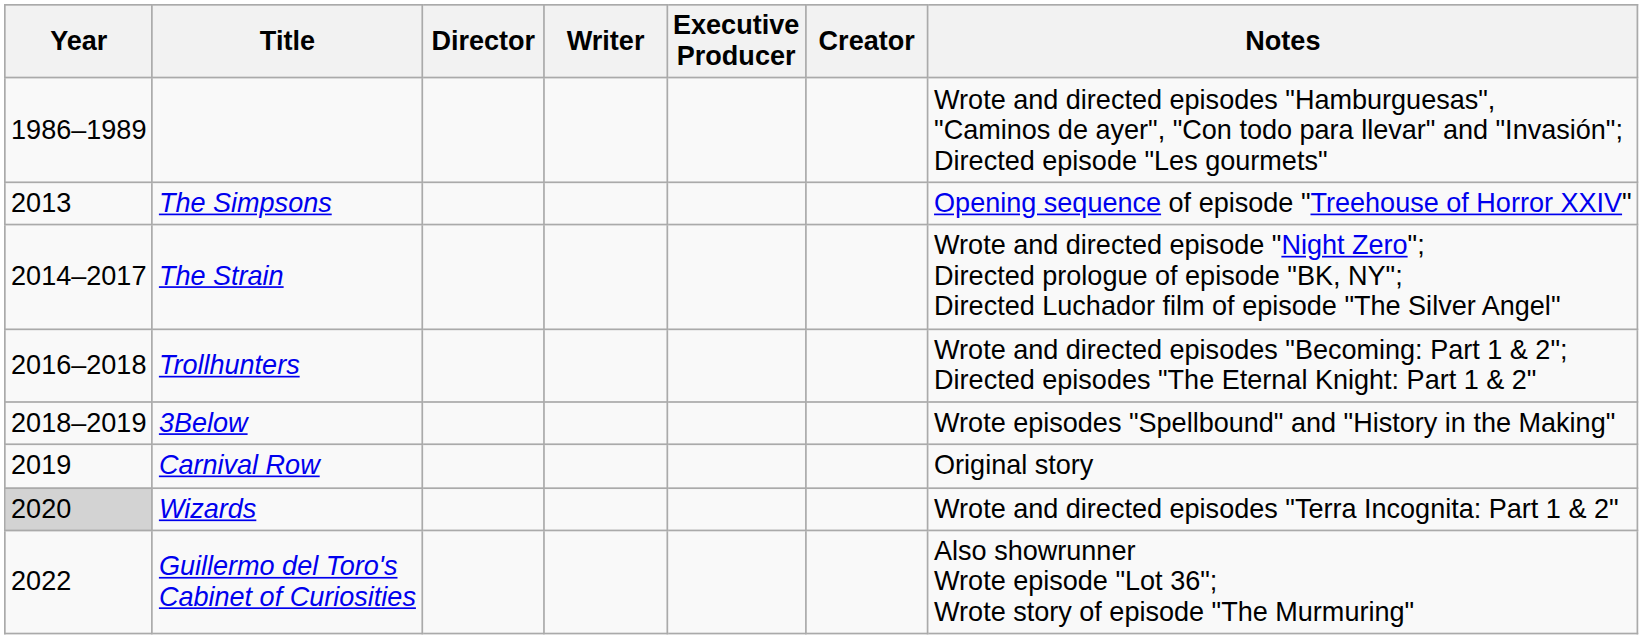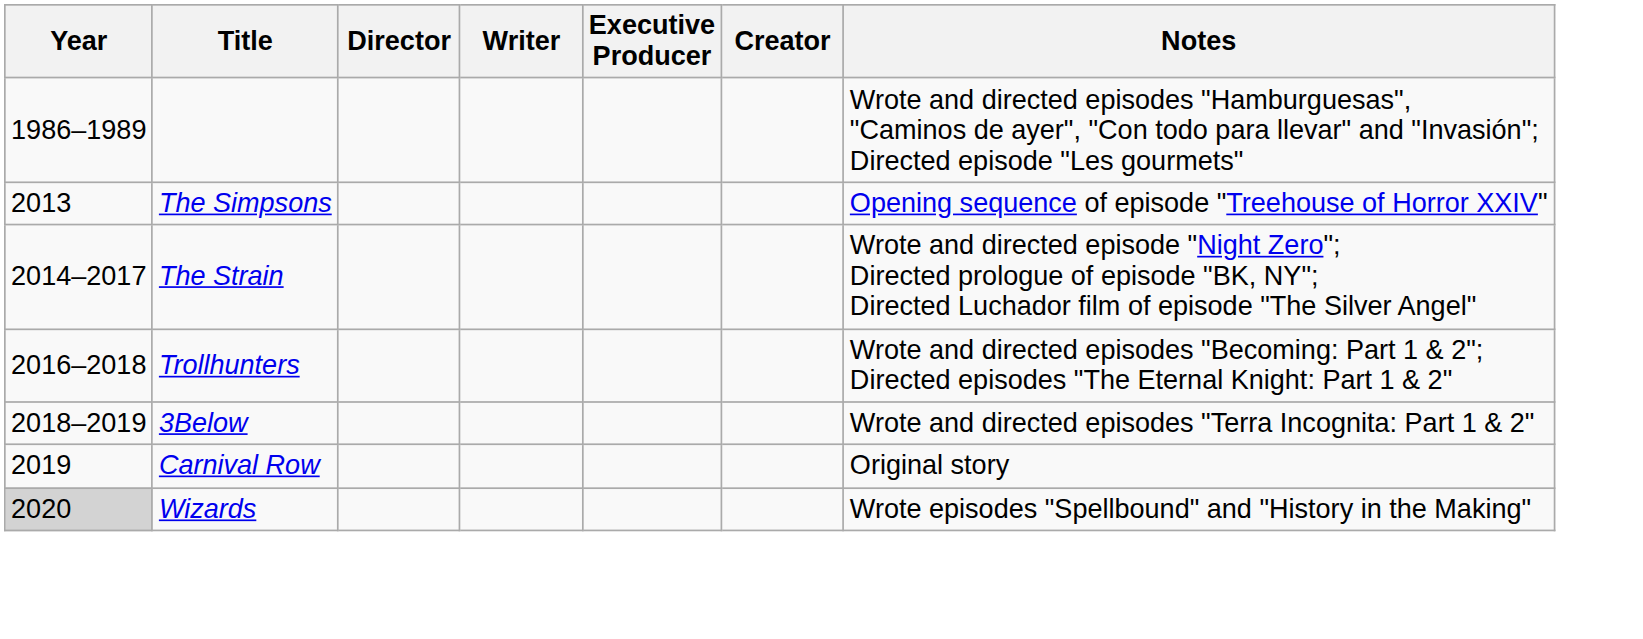(1275, 422) Wrote episodes "Spellbound" and "History in the Making" -> (1192, 422) Wrote and directed episodes "Terra Incognita: Part 1 & 2"
(1276, 508) Wrote and directed episodes "Terra Incognita: Part 1 & 2" -> (1190, 508) Wrote episodes "Spellbound" and "History in the Making"
- row: (287, 581)
